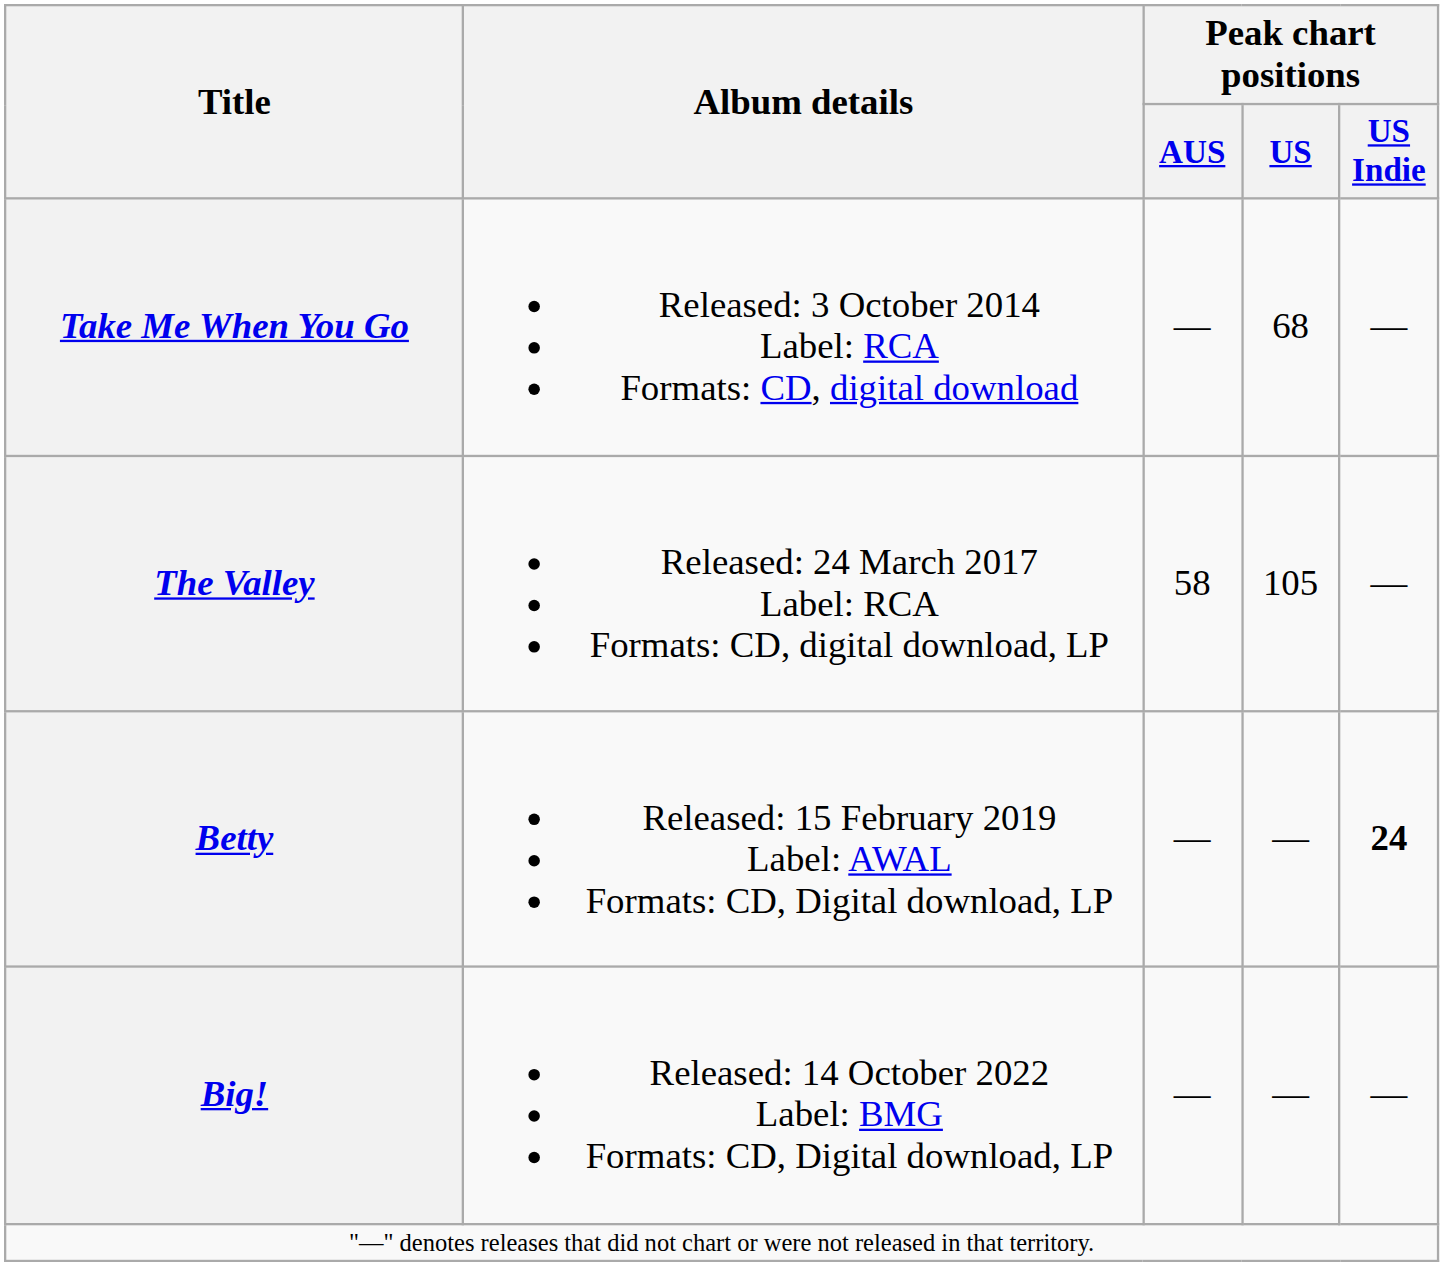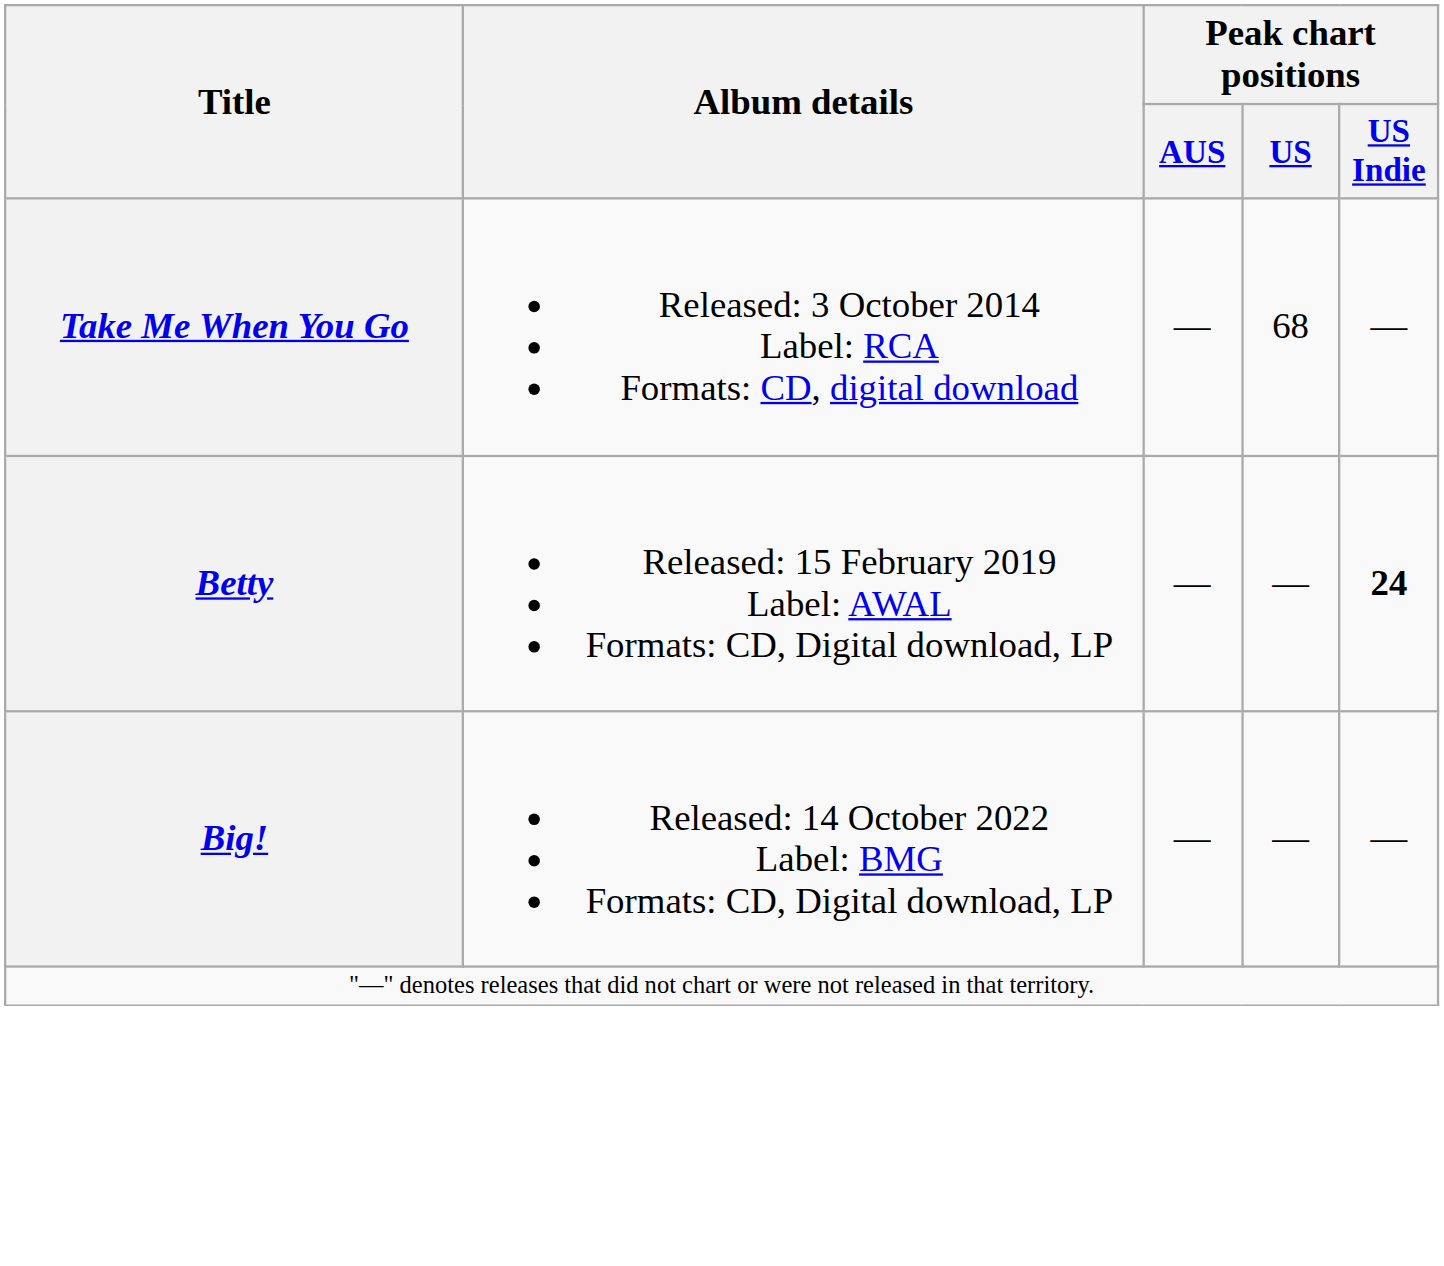- row: (234, 582)
